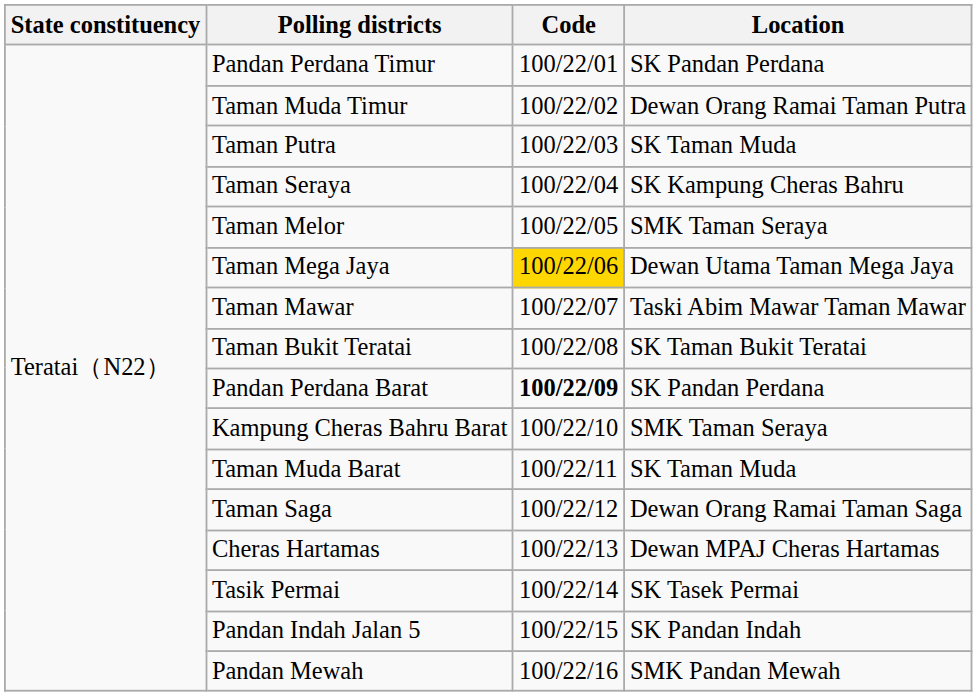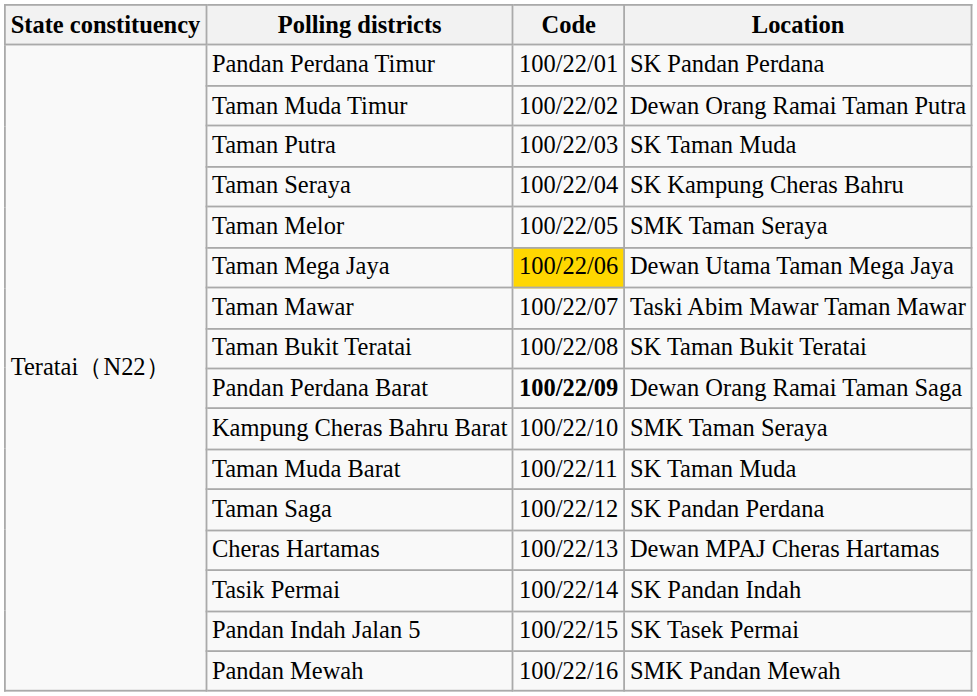(727, 387) SK Pandan Perdana -> (796, 387) Dewan Orang Ramai Taman Saga
(796, 508) Dewan Orang Ramai Taman Saga -> (727, 508) SK Pandan Perdana
(714, 589) SK Tasek Permai -> (716, 589) SK Pandan Indah
(716, 630) SK Pandan Indah -> (714, 630) SK Tasek Permai
